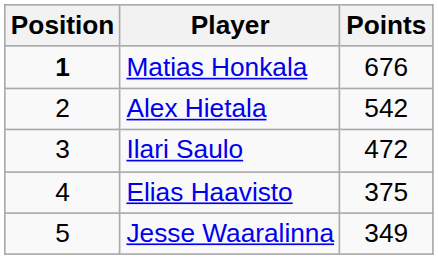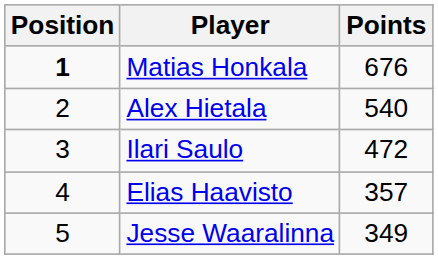(386, 108) 542 -> (386, 108) 540
(386, 191) 375 -> (386, 191) 357
